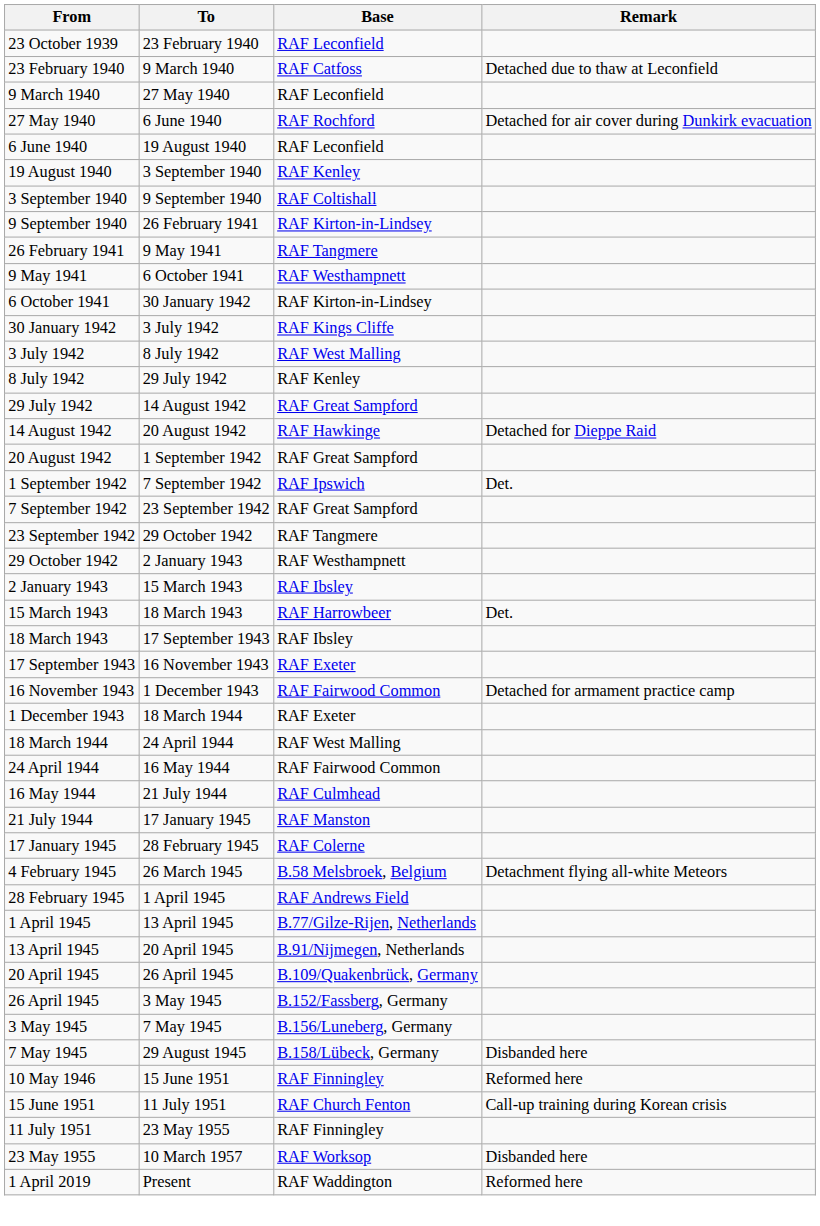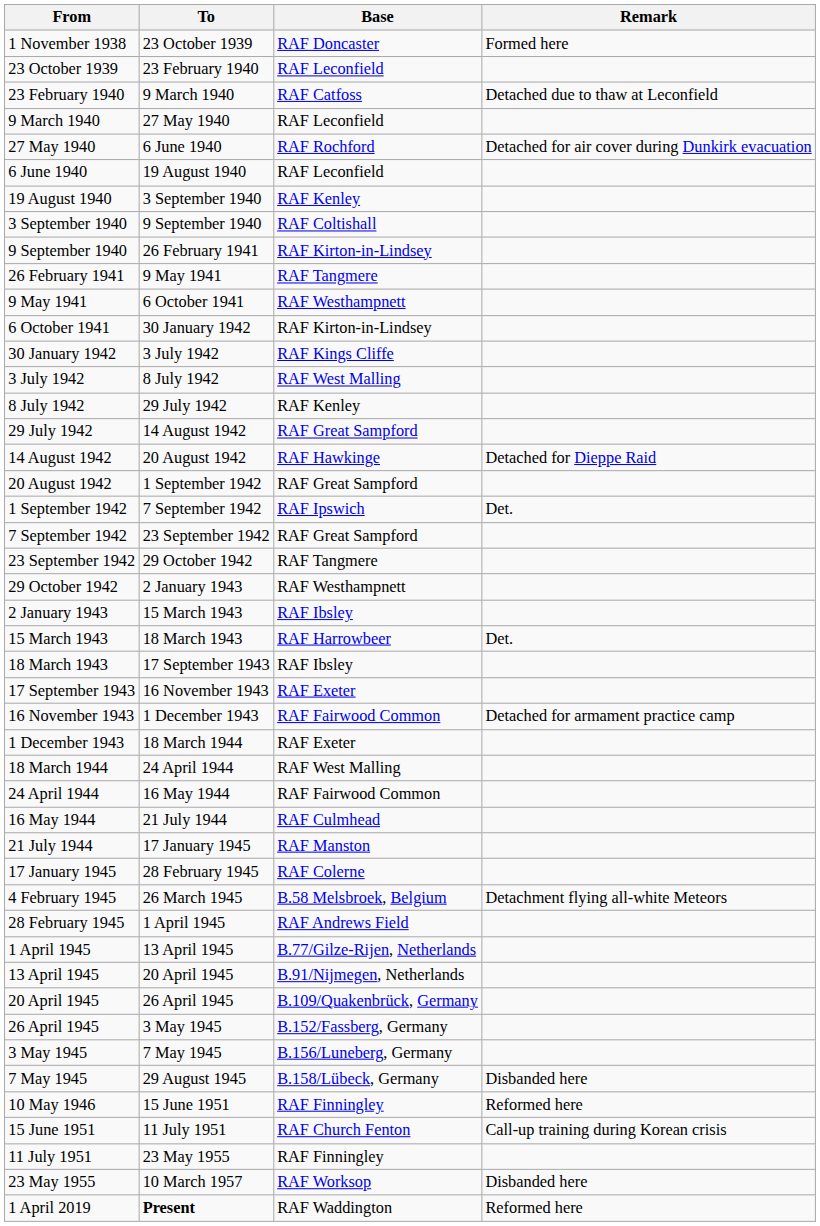+ row: (67, 43)
(167, 1182) normal -> (169, 1208) bold
